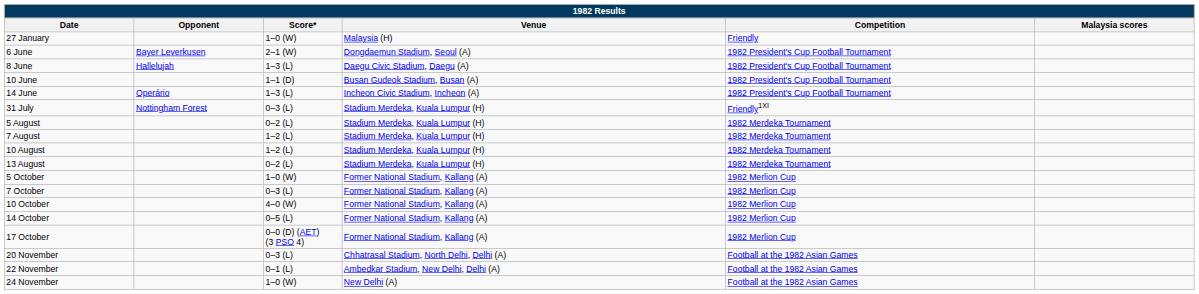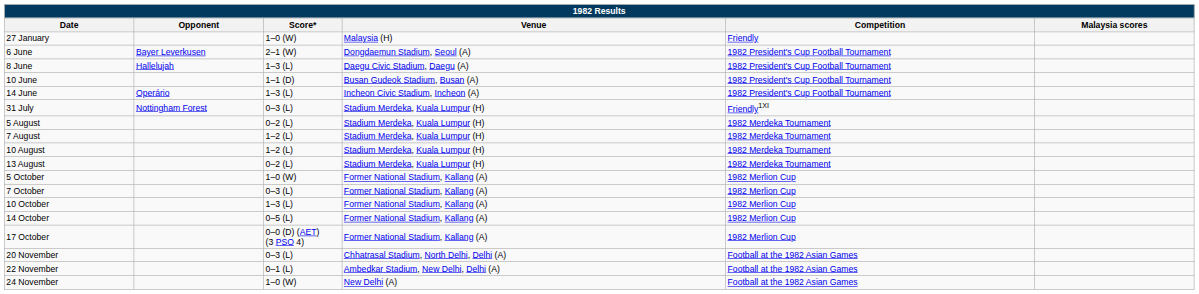(281, 205) 4–0 (W) -> (279, 205) 1–3 (L)
